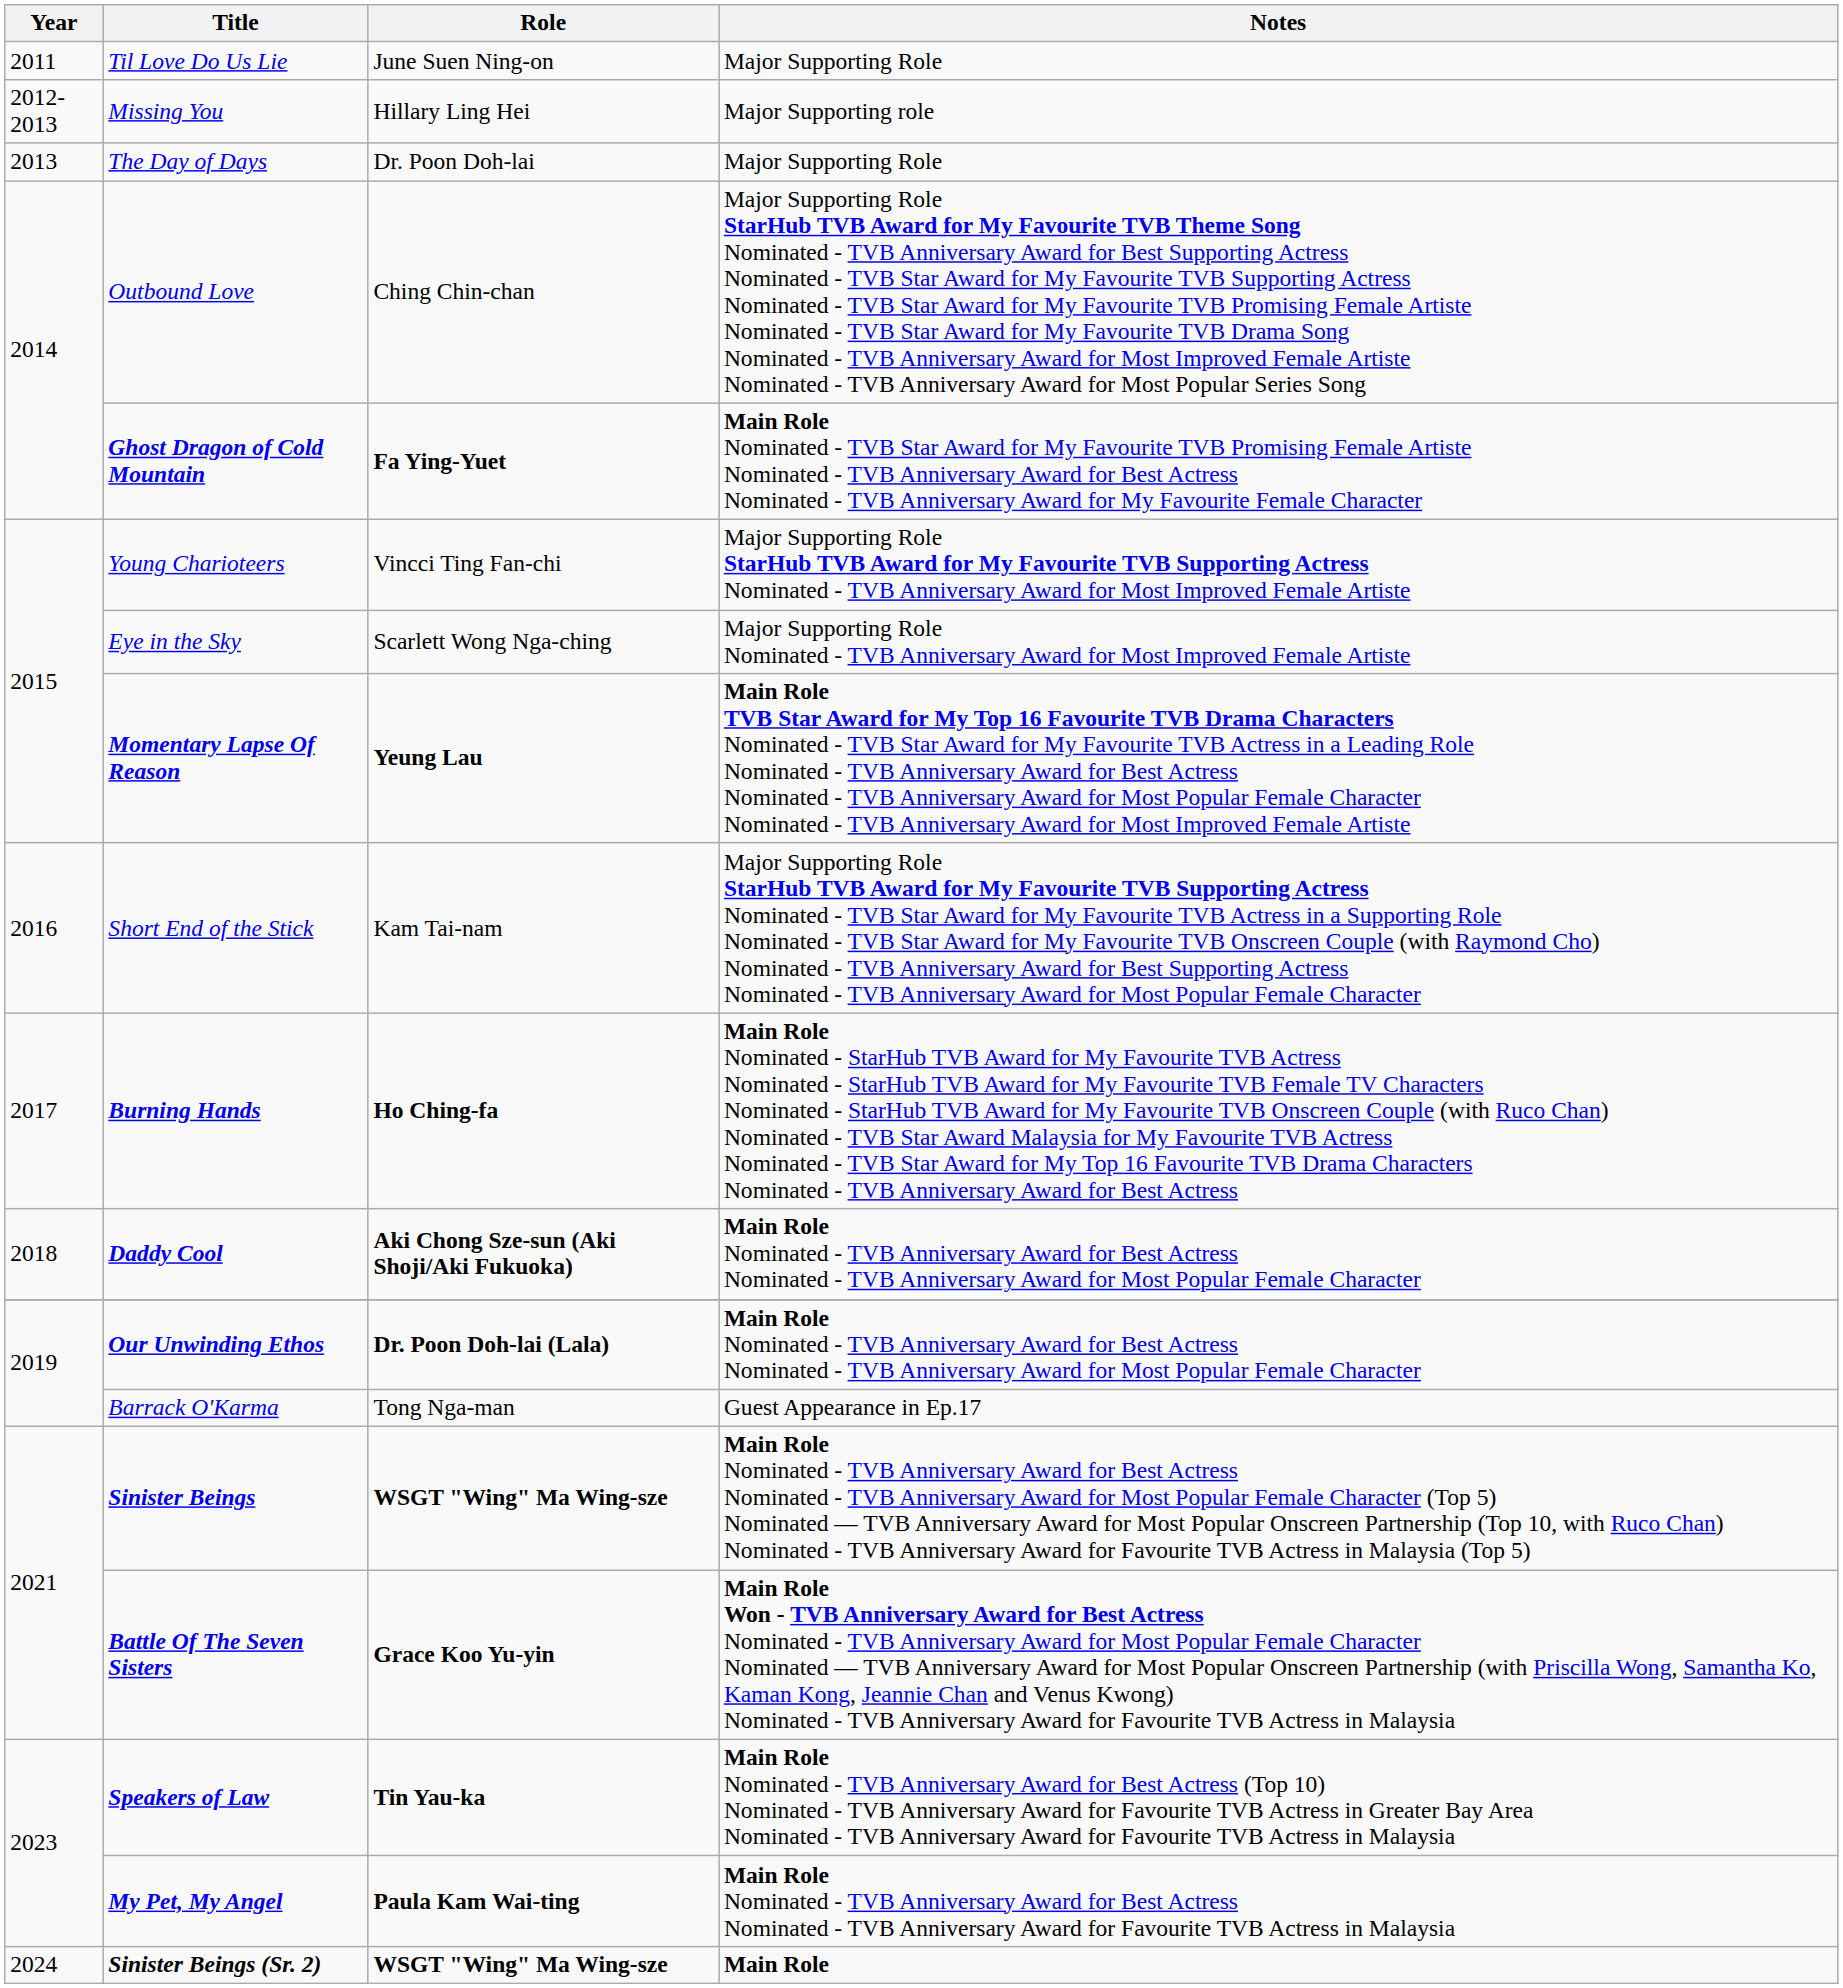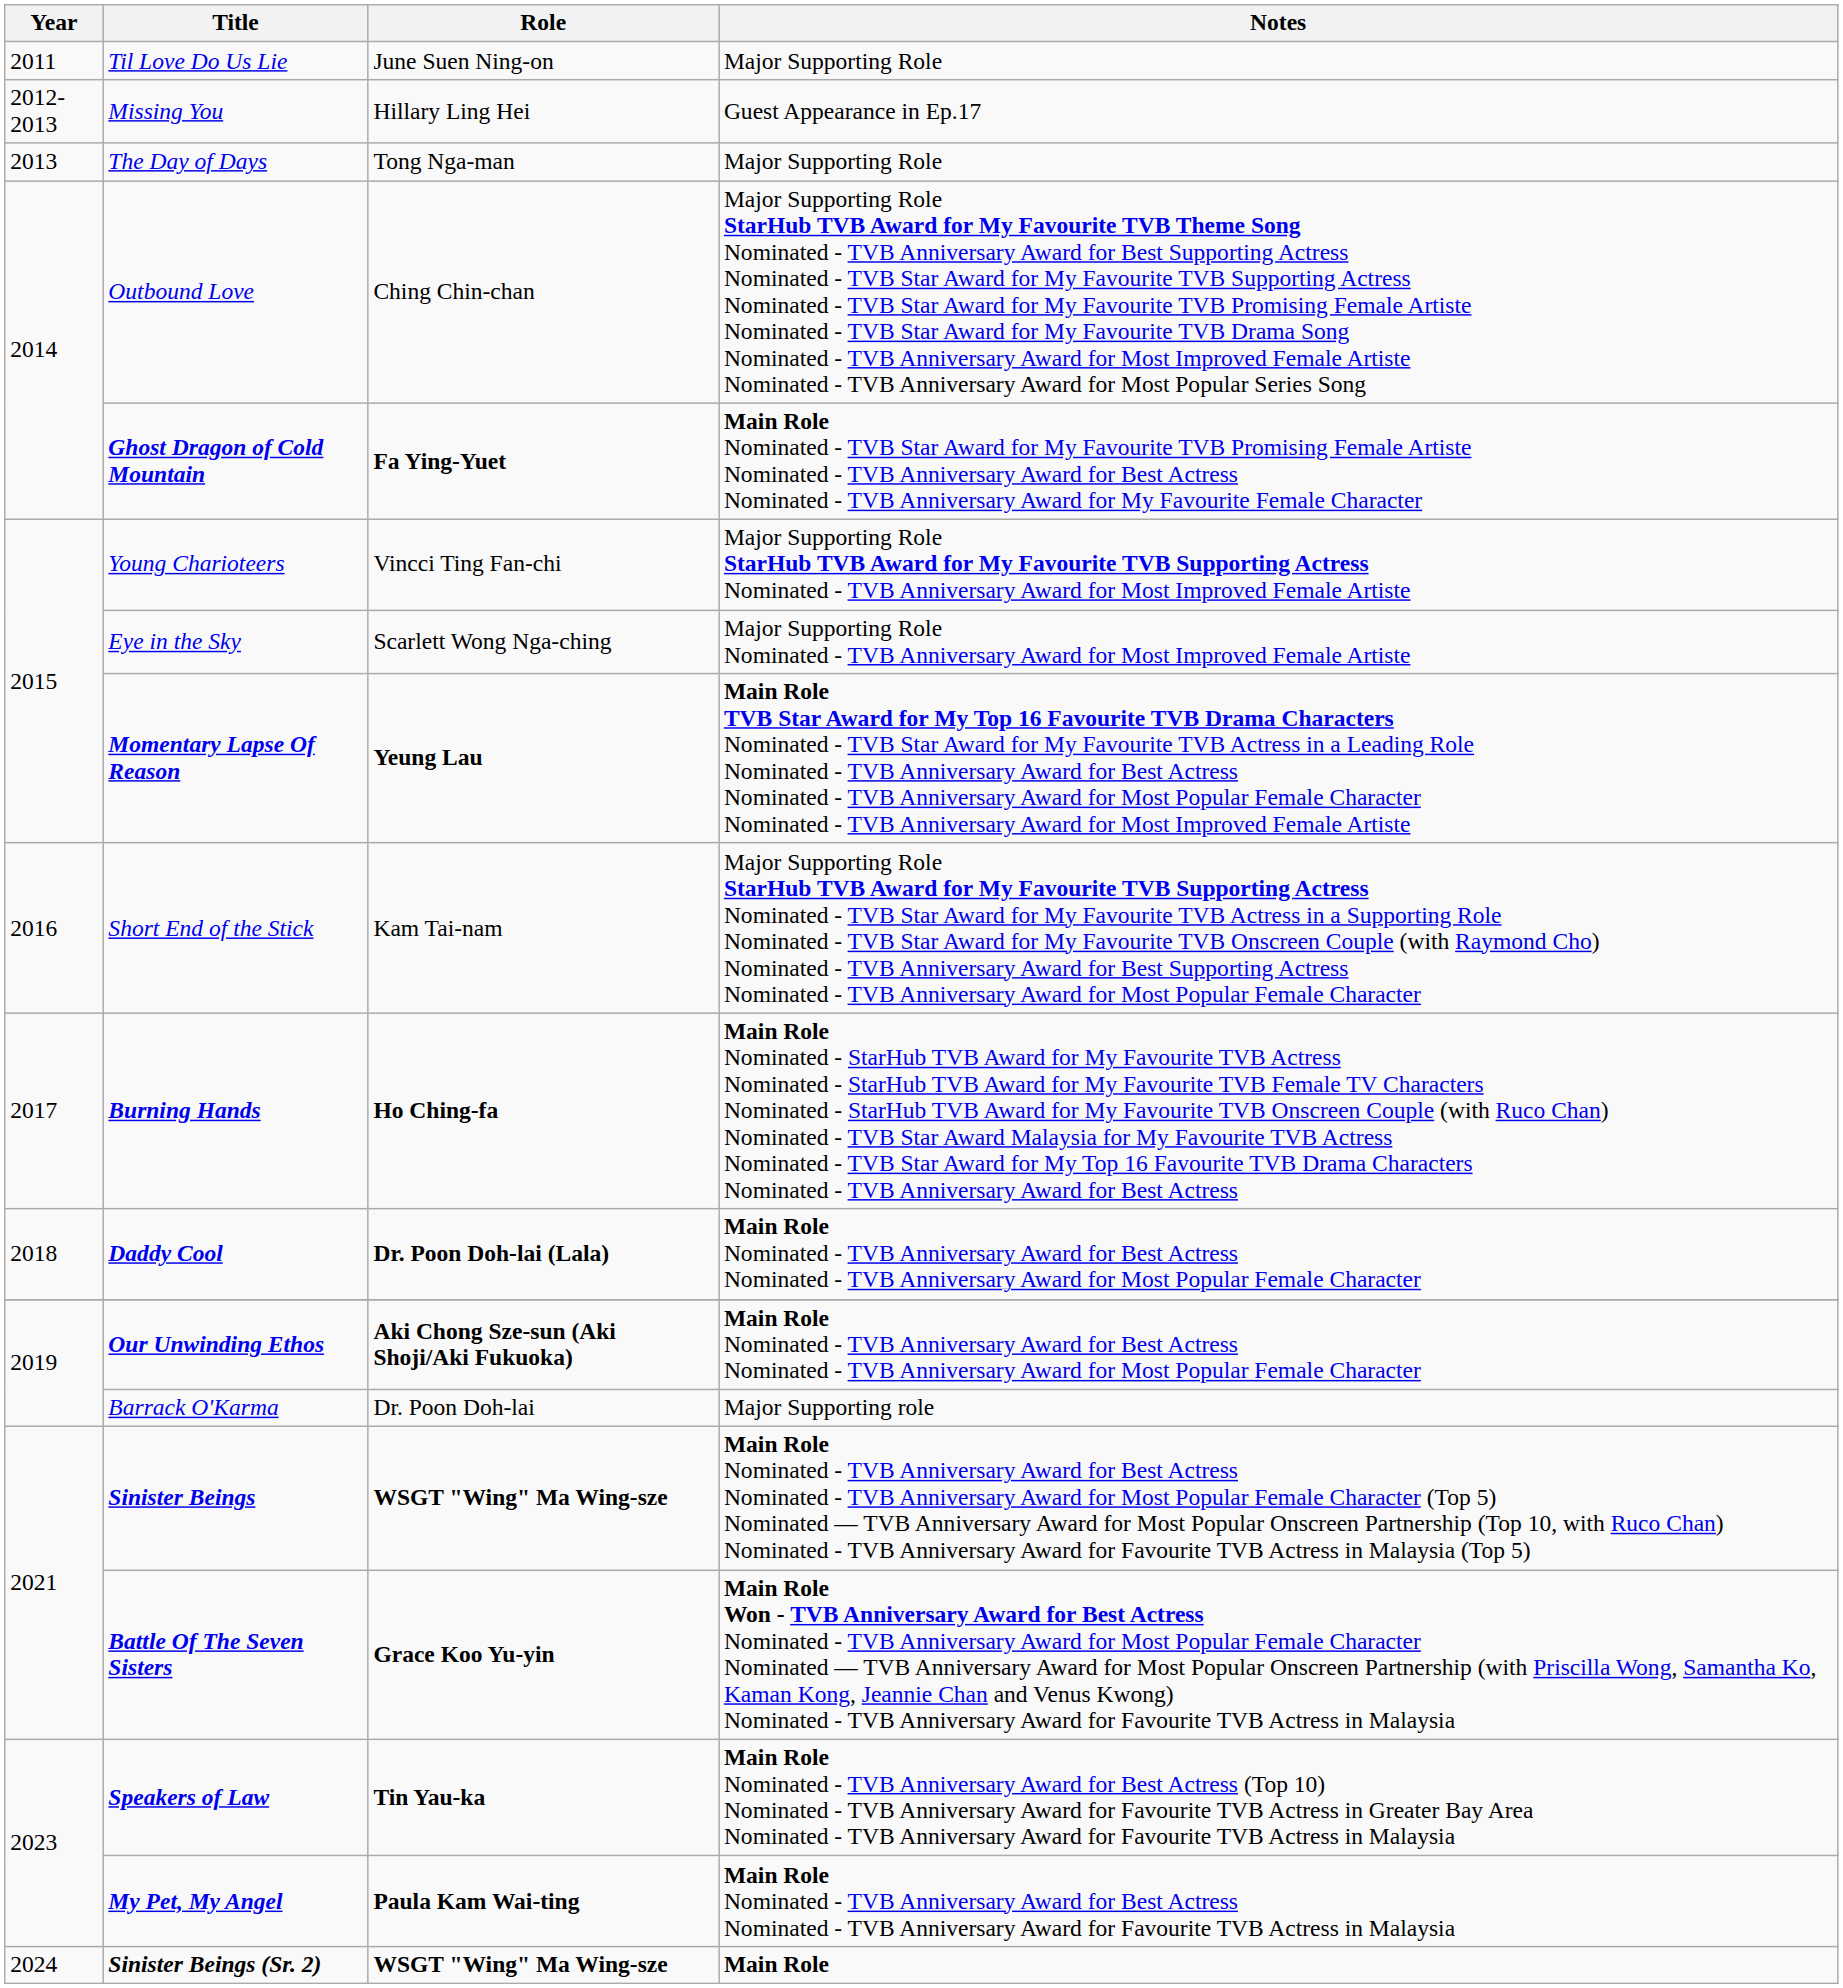(829, 110) Major Supporting role -> (853, 110) Guest Appearance in Ep.17
(454, 161) Dr. Poon Doh-lai -> (444, 161) Tong Nga-man
(495, 1253) Aki Chong Sze-sun (Aki Shoji/Aki Fukuoka) -> (491, 1253) Dr. Poon Doh-lai (Lala)
(491, 1343) Dr. Poon Doh-lai (Lala) -> (495, 1343) Aki Chong Sze-sun (Aki Shoji/Aki Fukuoka)
(444, 1407) Tong Nga-man -> (454, 1407) Dr. Poon Doh-lai
(853, 1407) Guest Appearance in Ep.17 -> (829, 1407) Major Supporting role
